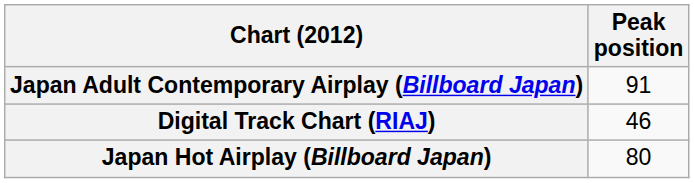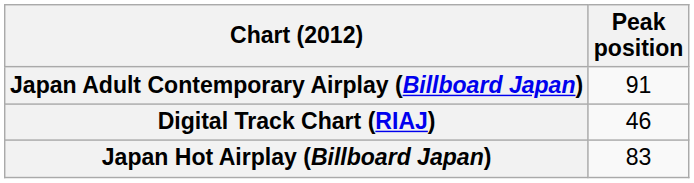(639, 158) 80 -> (639, 158) 83
